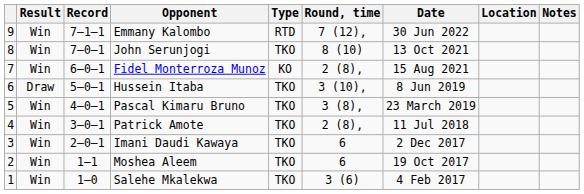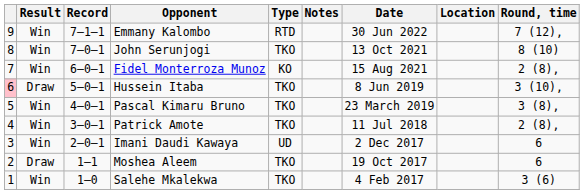columns swapped: (342, 14) <-> (559, 14)
(11, 88) no background -> (11, 88) pink background
(285, 144) TKO -> (285, 144) UD
(40, 162) Win -> (40, 162) Draw
